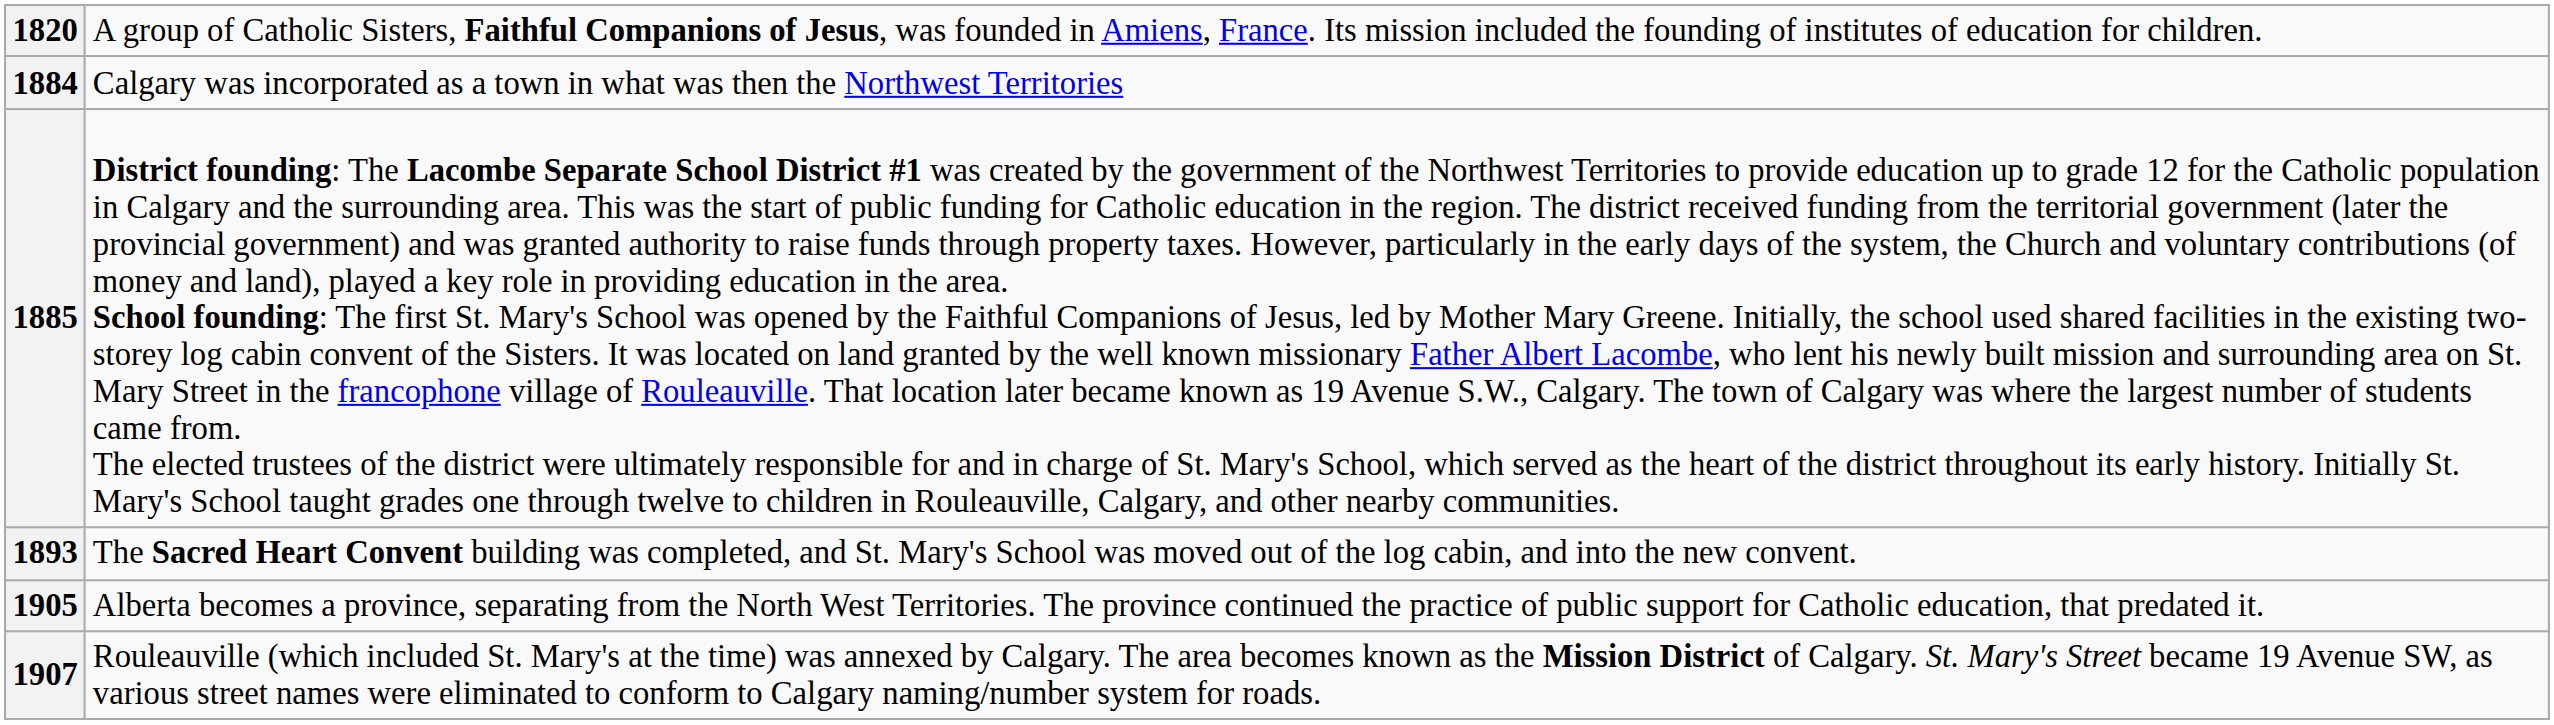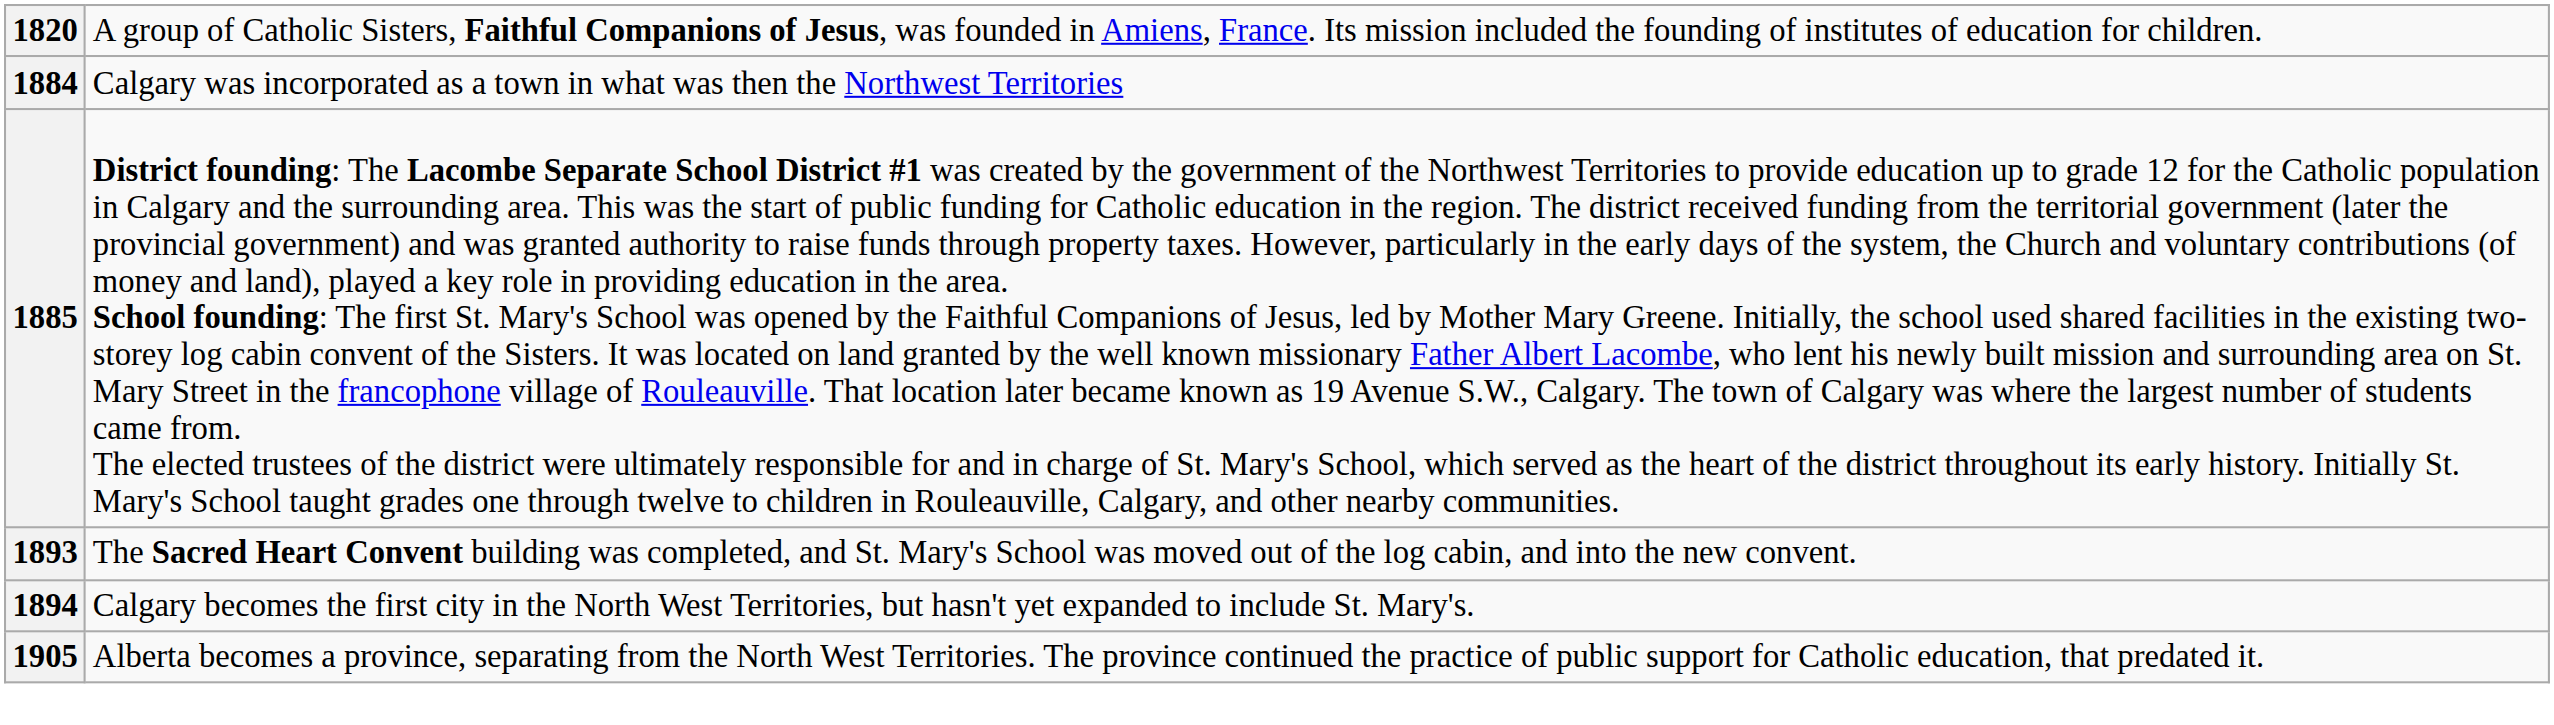+ row: (45, 604)
- row: (45, 674)
